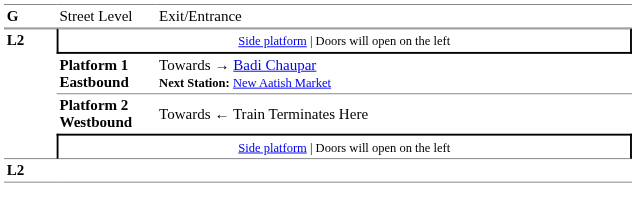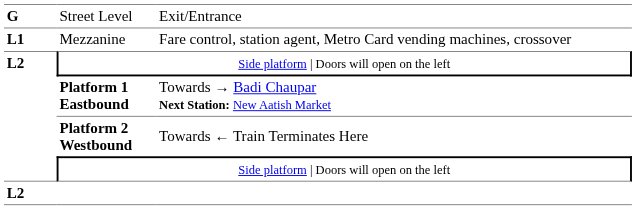+ row: (92, 39)
